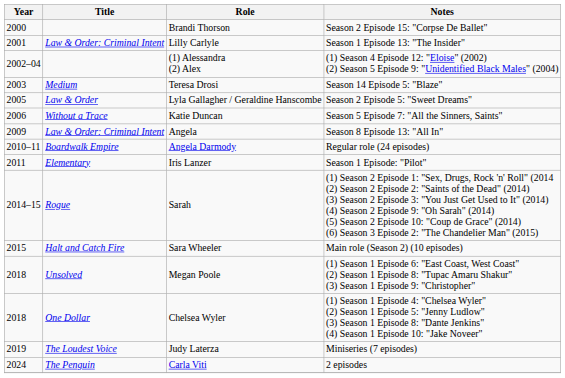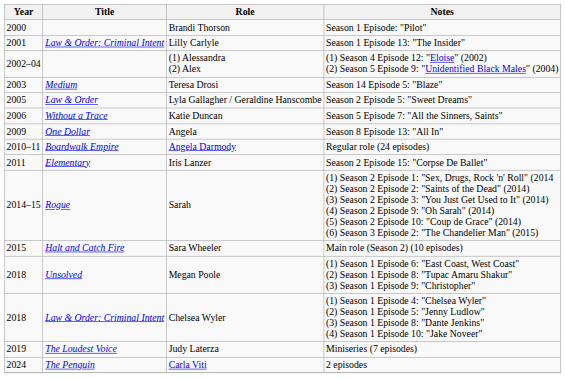(407, 27) Season 2 Episode 15: "Corpse De Ballet" -> (376, 27) Season 1 Episode: "Pilot"
(105, 131) Law & Order: Criminal Intent -> (68, 131) One Dollar
(376, 162) Season 1 Episode: "Pilot" -> (407, 162) Season 2 Episode 15: "Corpse De Ballet"
(68, 317) One Dollar -> (105, 317) Law & Order: Criminal Intent
